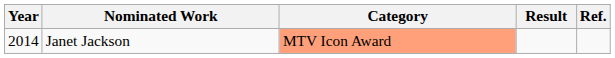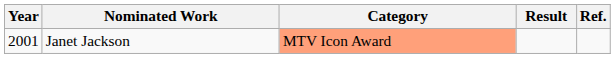(23, 41) 2014 -> (23, 41) 2001
